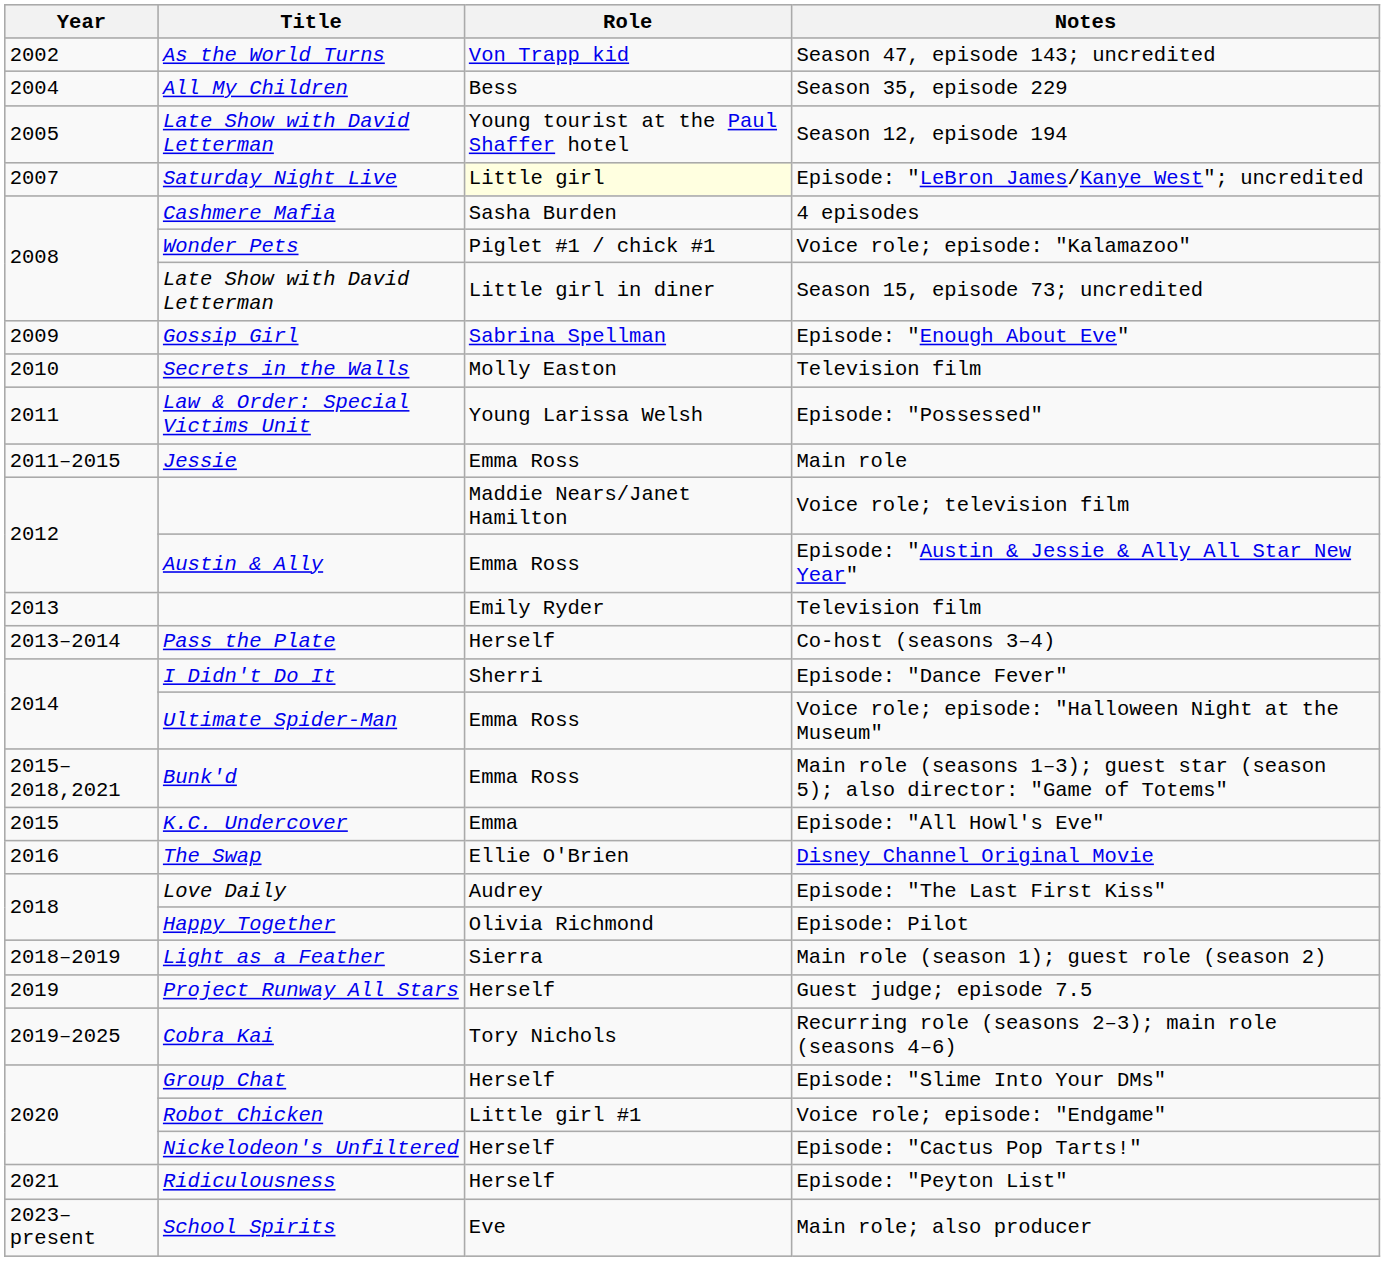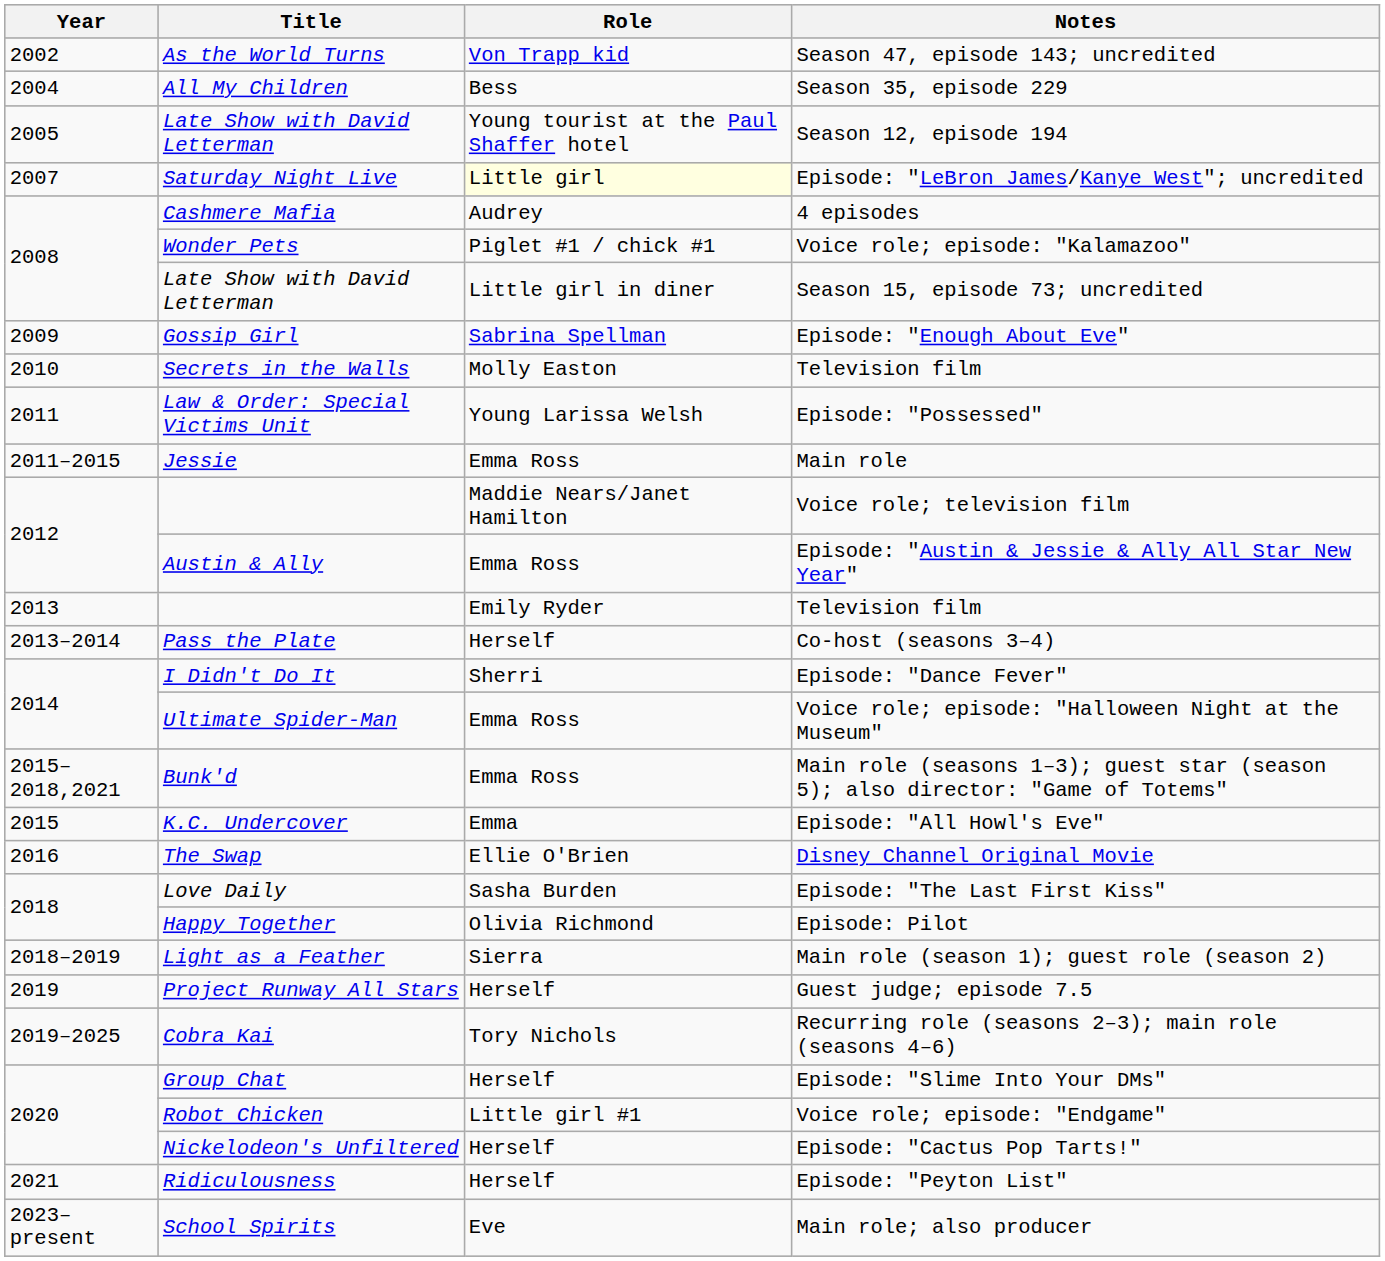(543, 213) Sasha Burden -> (506, 213) Audrey
(506, 890) Audrey -> (543, 890) Sasha Burden
